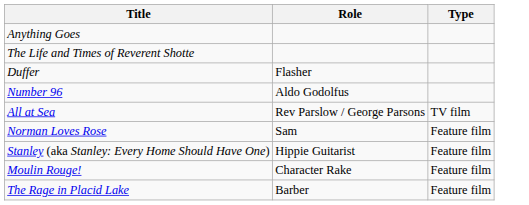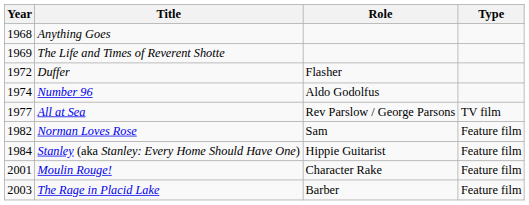+ column: (20, 14)
